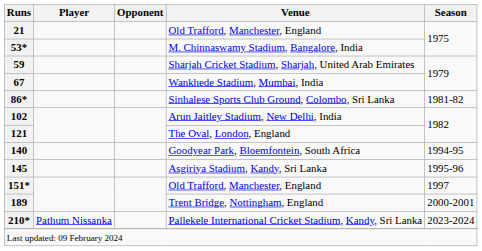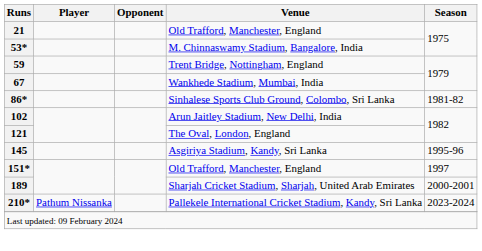(291, 64) Sharjah Cricket Stadium, Sharjah, United Arab Emirates -> (246, 64) Trent Bridge, Nottingham, England
- row: (19, 151)
(246, 202) Trent Bridge, Nottingham, England -> (291, 185) Sharjah Cricket Stadium, Sharjah, United Arab Emirates
